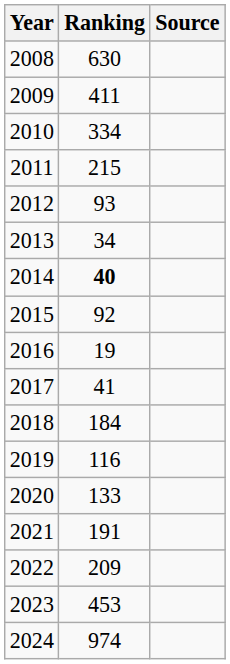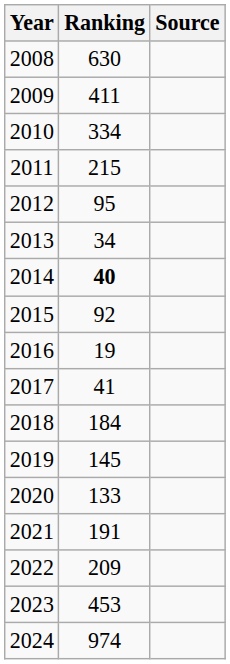(105, 204) 93 -> (105, 204) 95
(105, 458) 116 -> (105, 458) 145
